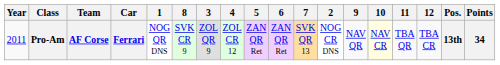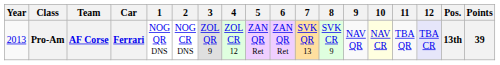columns swapped: (331, 12) <-> (185, 12)
(16, 39) 2011 -> (16, 39) 2013
(429, 39) no background -> (429, 39) lavender background
(480, 39) 34 -> (480, 39) 39
